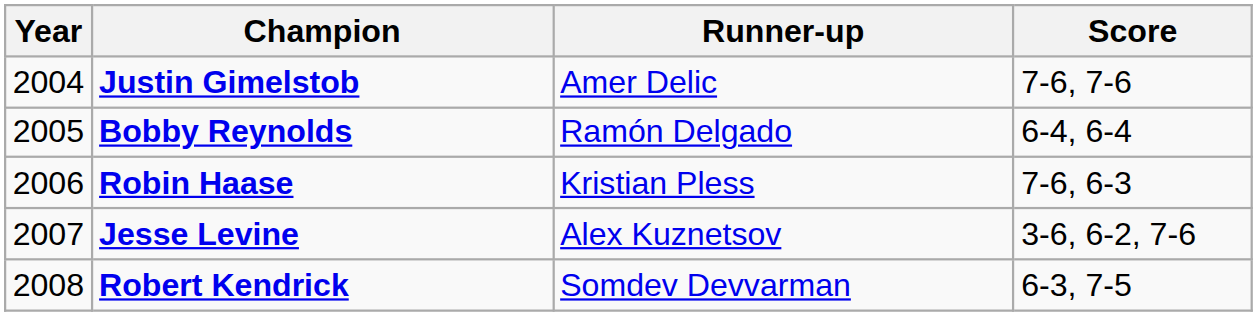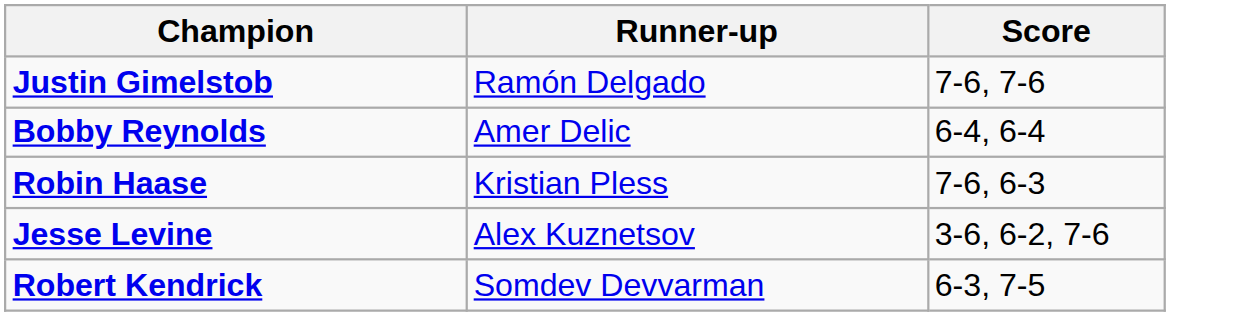- column: (48, 31)
(639, 82) Amer Delic -> (590, 82) Ramón Delgado
(676, 132) Ramón Delgado -> (552, 132) Amer Delic
